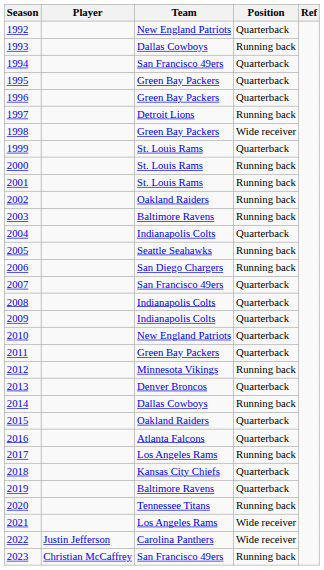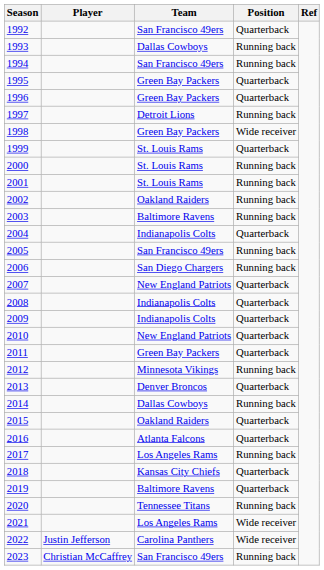(184, 30) New England Patriots -> (180, 30) San Francisco 49ers
(263, 64) Quarterback -> (266, 64) Running back
(174, 251) Seattle Seahawks -> (180, 251) San Francisco 49ers
(180, 285) San Francisco 49ers -> (184, 285) New England Patriots
